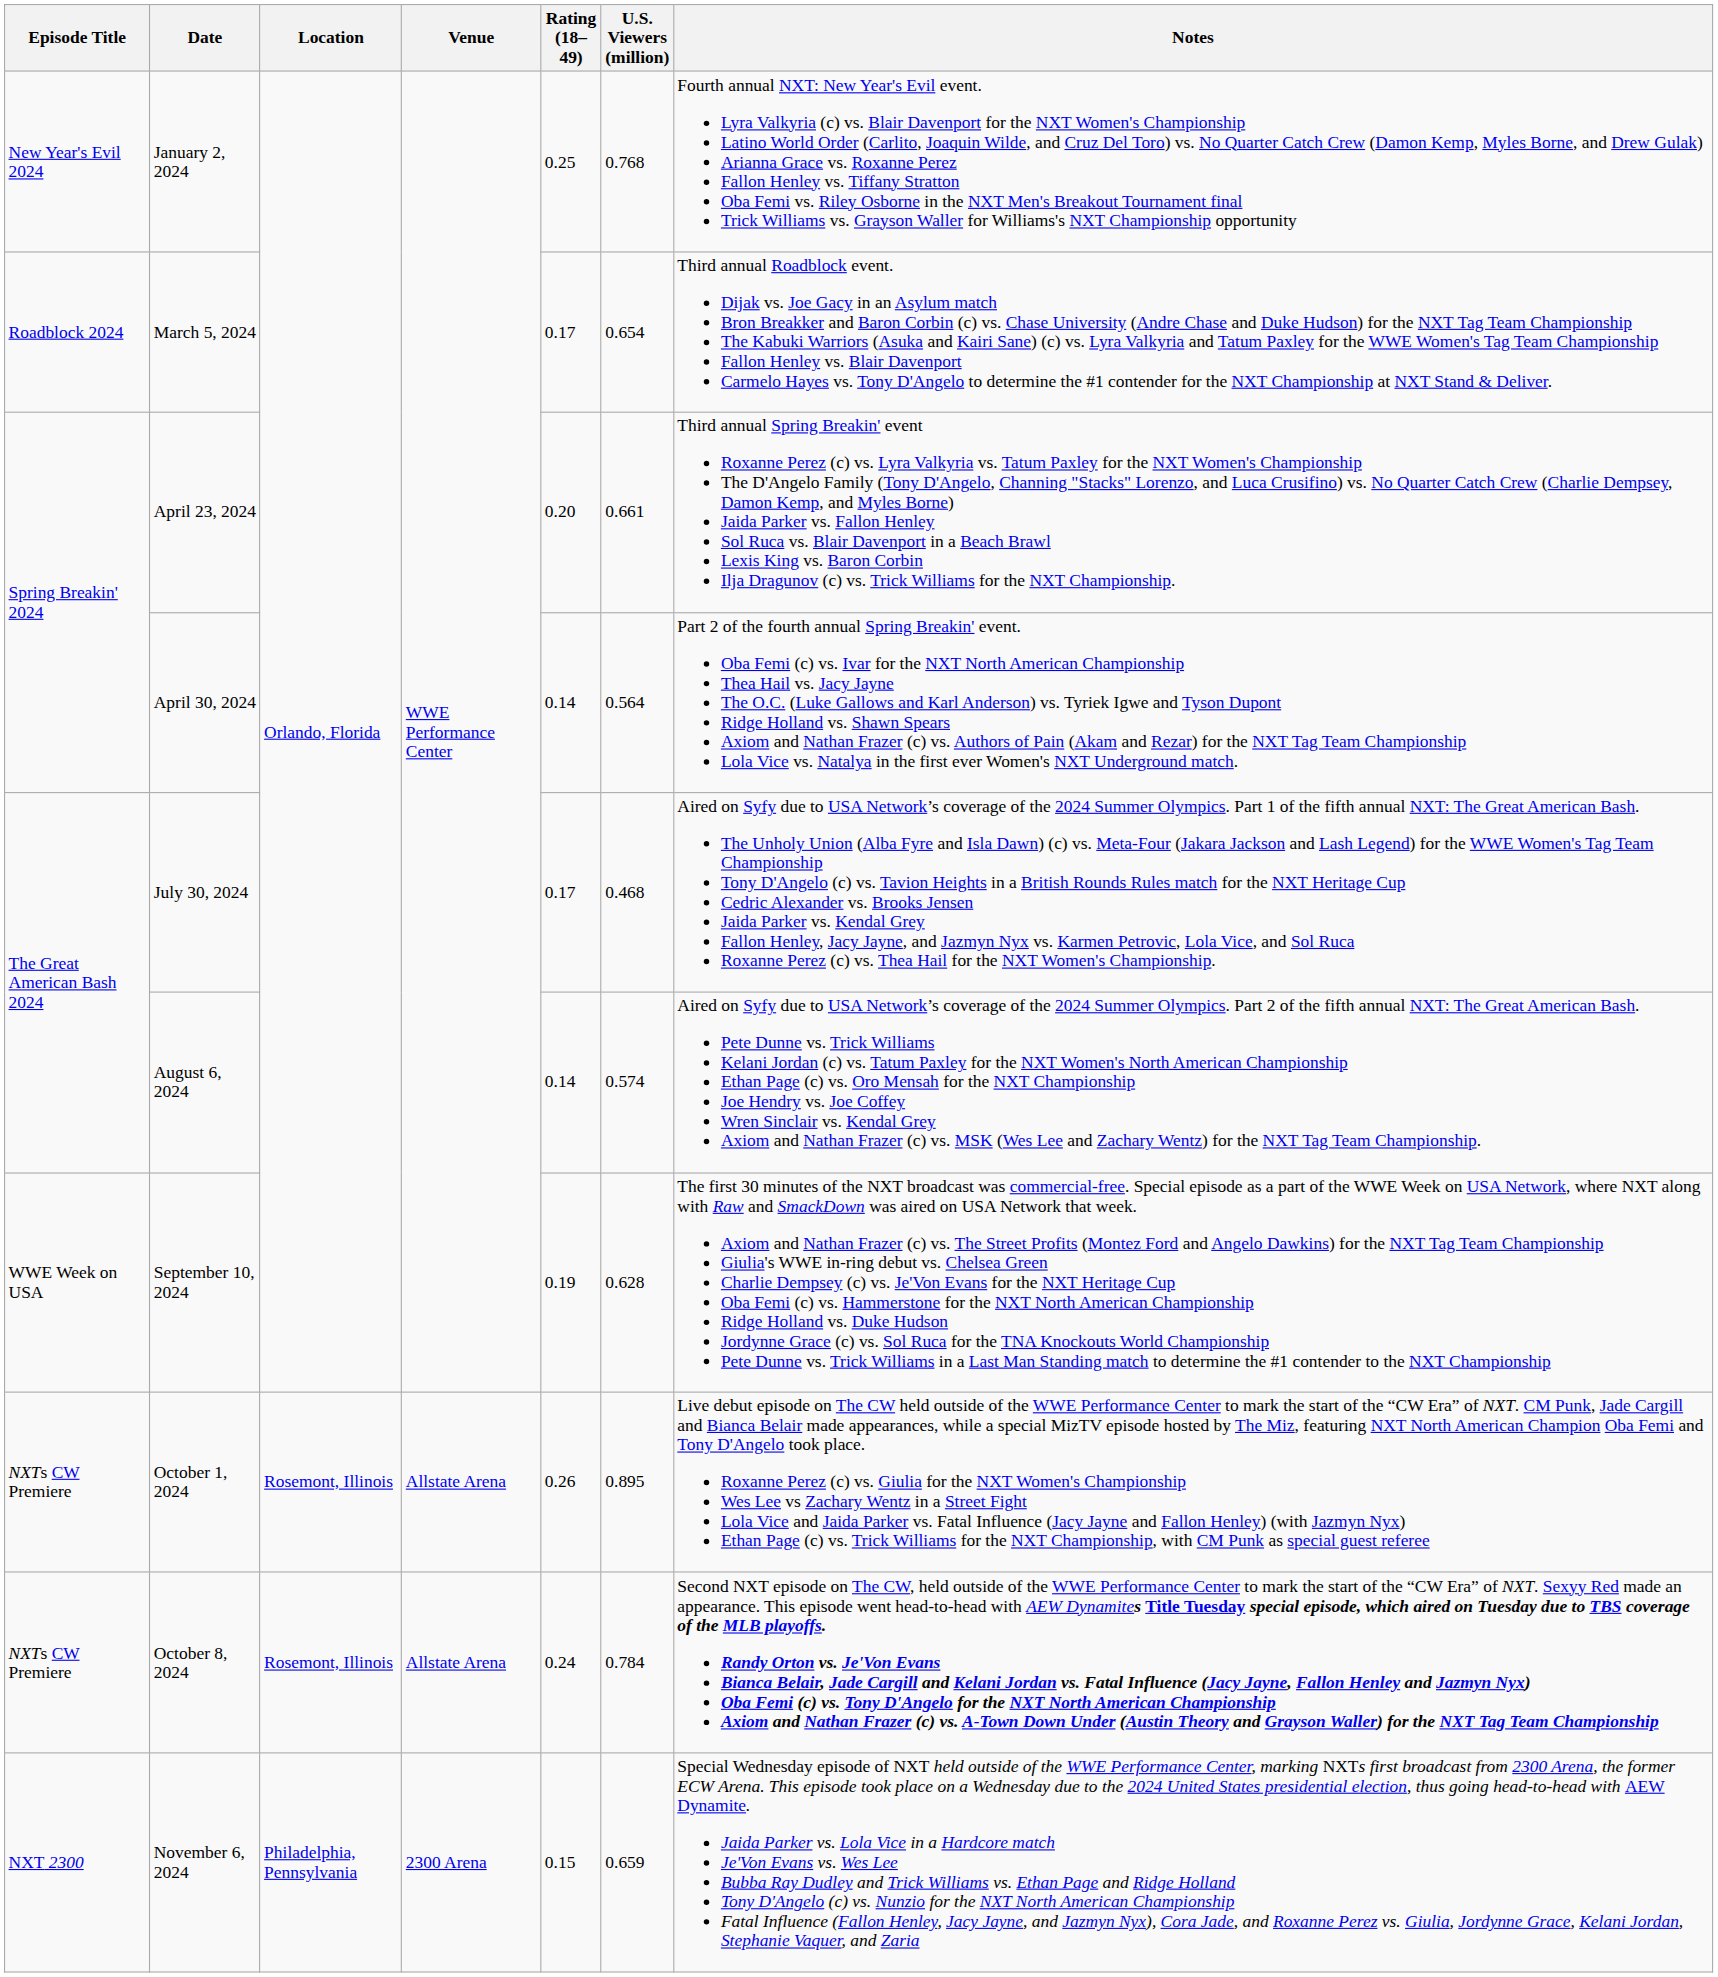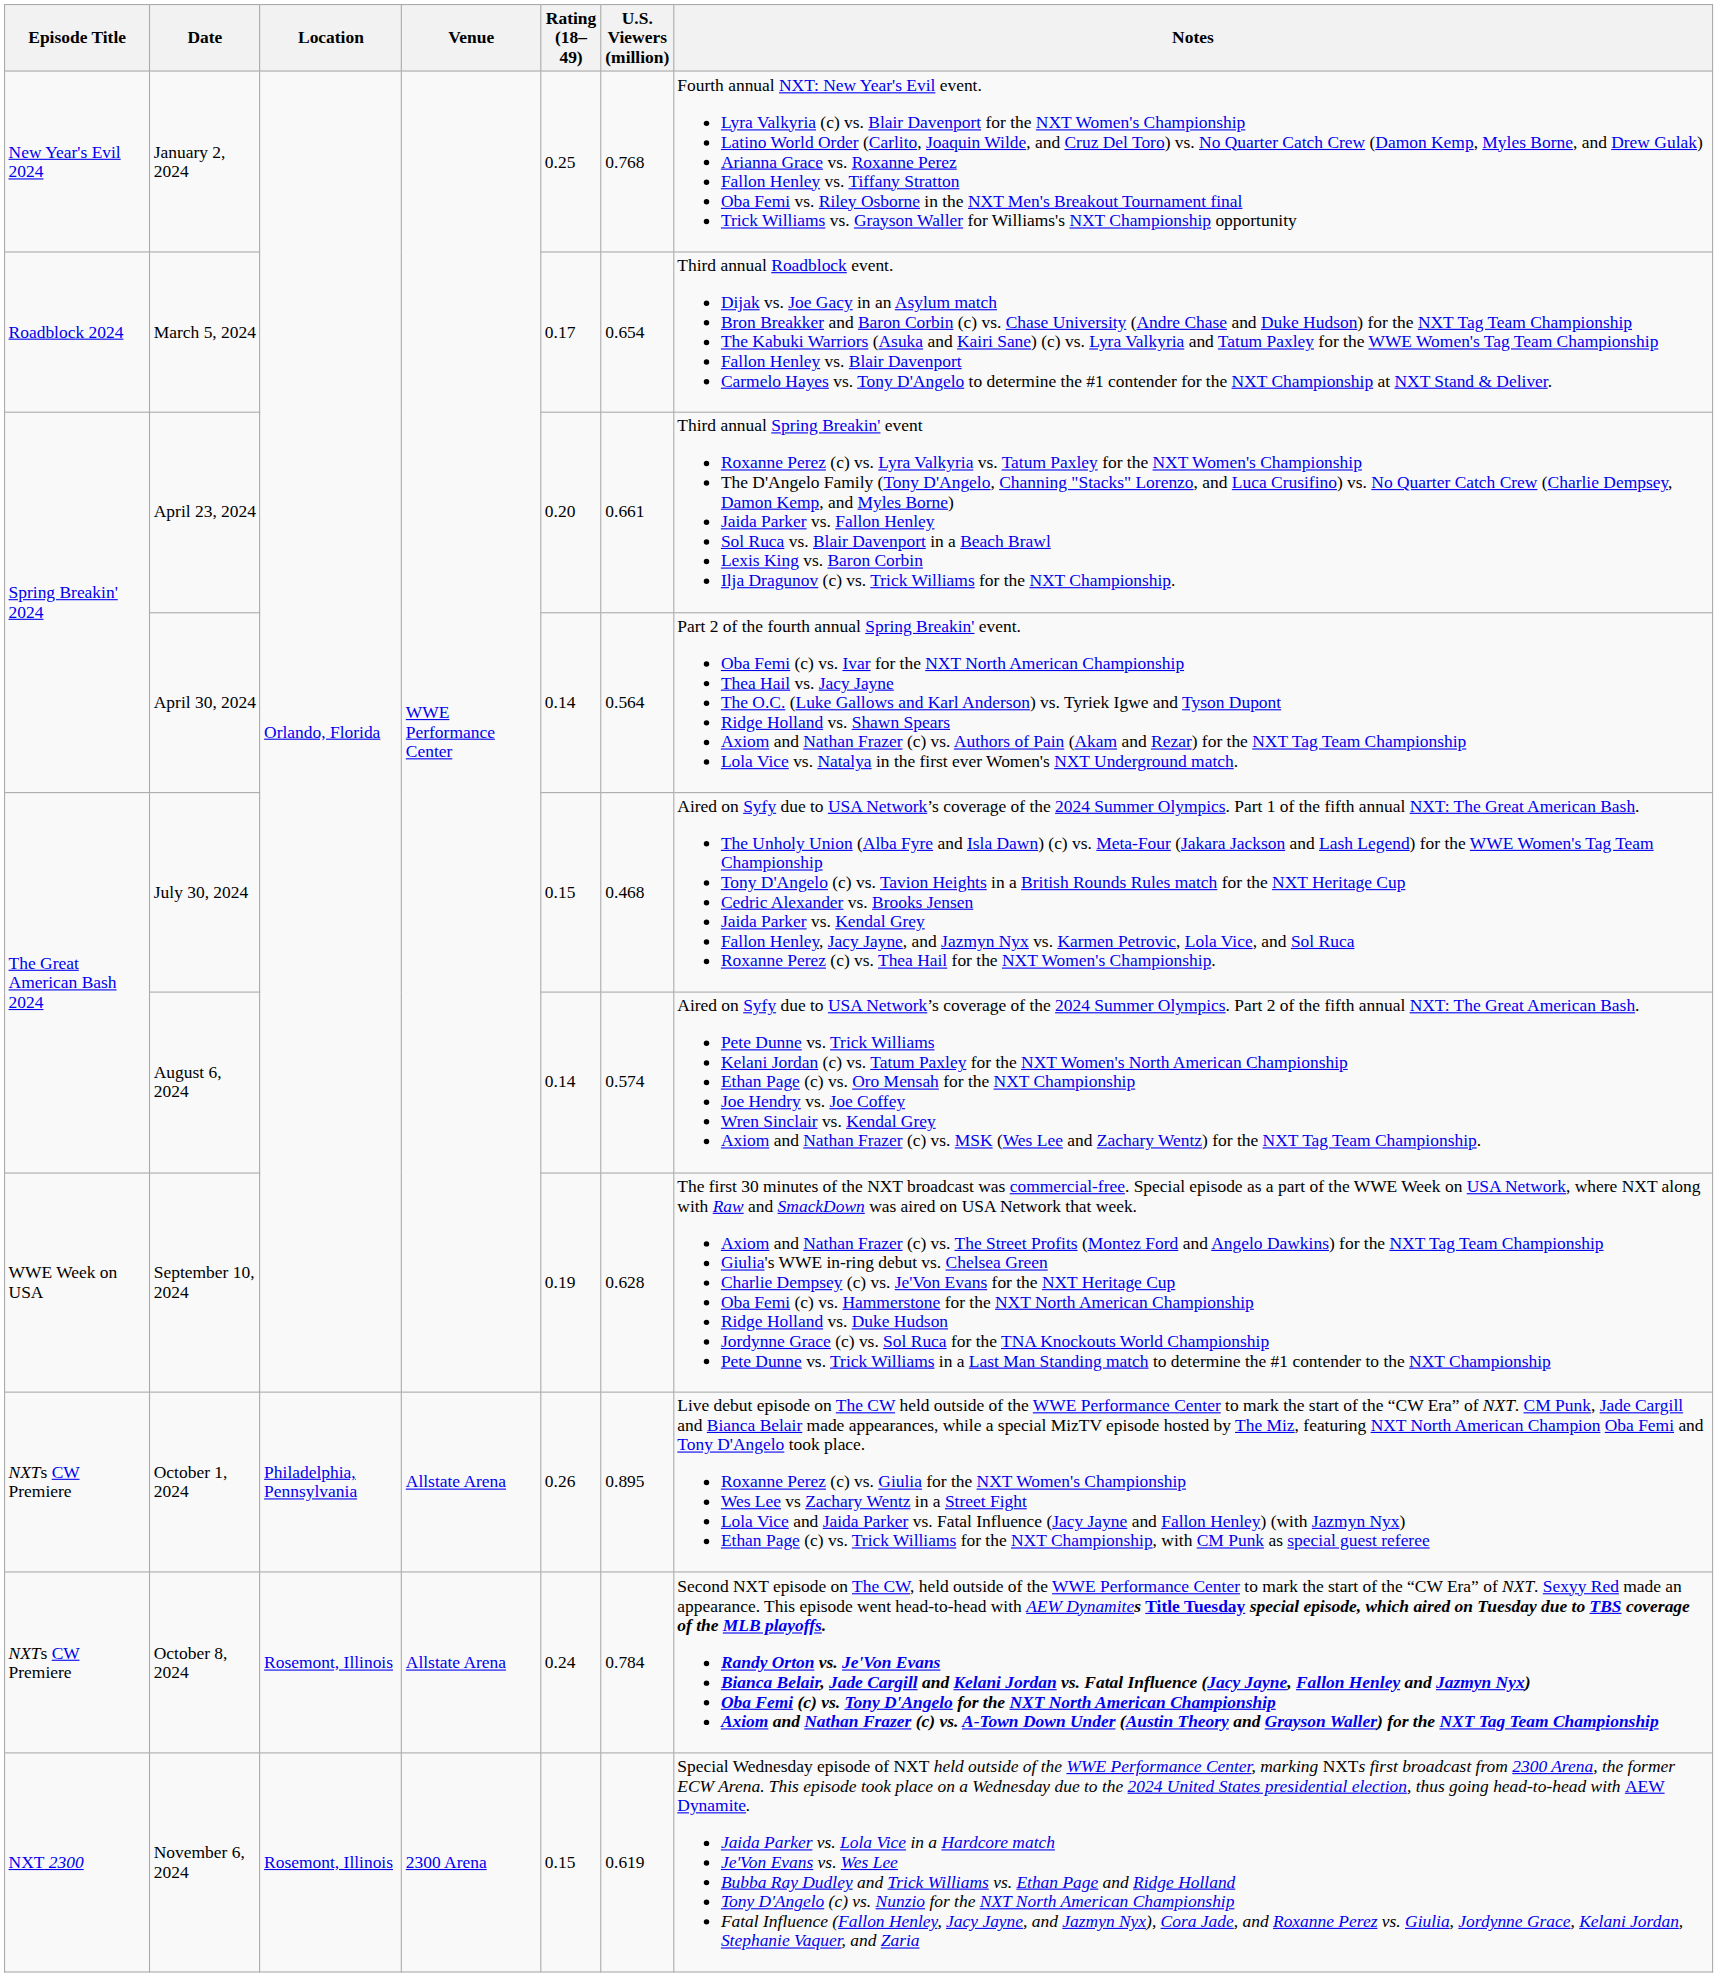(560, 892) 0.17 -> (560, 892) 0.15
(329, 1482) Rosemont, Illinois -> (311, 1482) Philadelphia, Pennsylvania
(311, 1862) Philadelphia, Pennsylvania -> (329, 1862) Rosemont, Illinois
(625, 1862) 0.659 -> (625, 1862) 0.619
